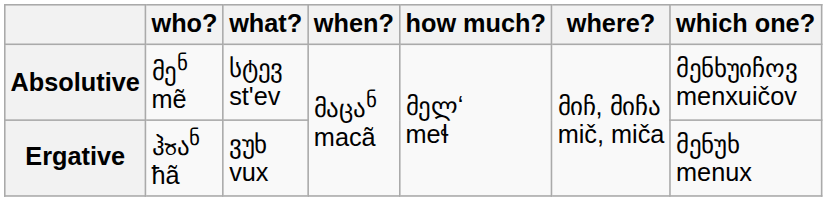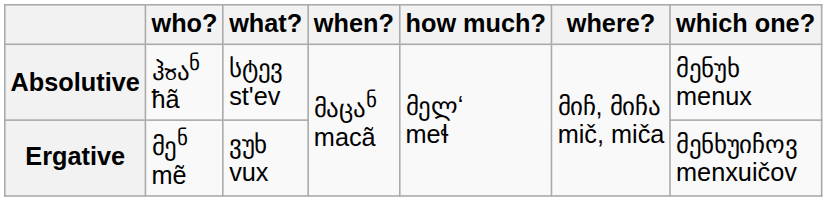(170, 82) მენ mẽ -> (176, 82) ჰჾან ħã
(737, 83) მენხუიჩოვ menxuičov -> (714, 83) მენუხ menux
(176, 157) ჰჾან ħã -> (170, 157) მენ mẽ
(714, 158) მენუხ menux -> (737, 158) მენხუიჩოვ menxuičov
